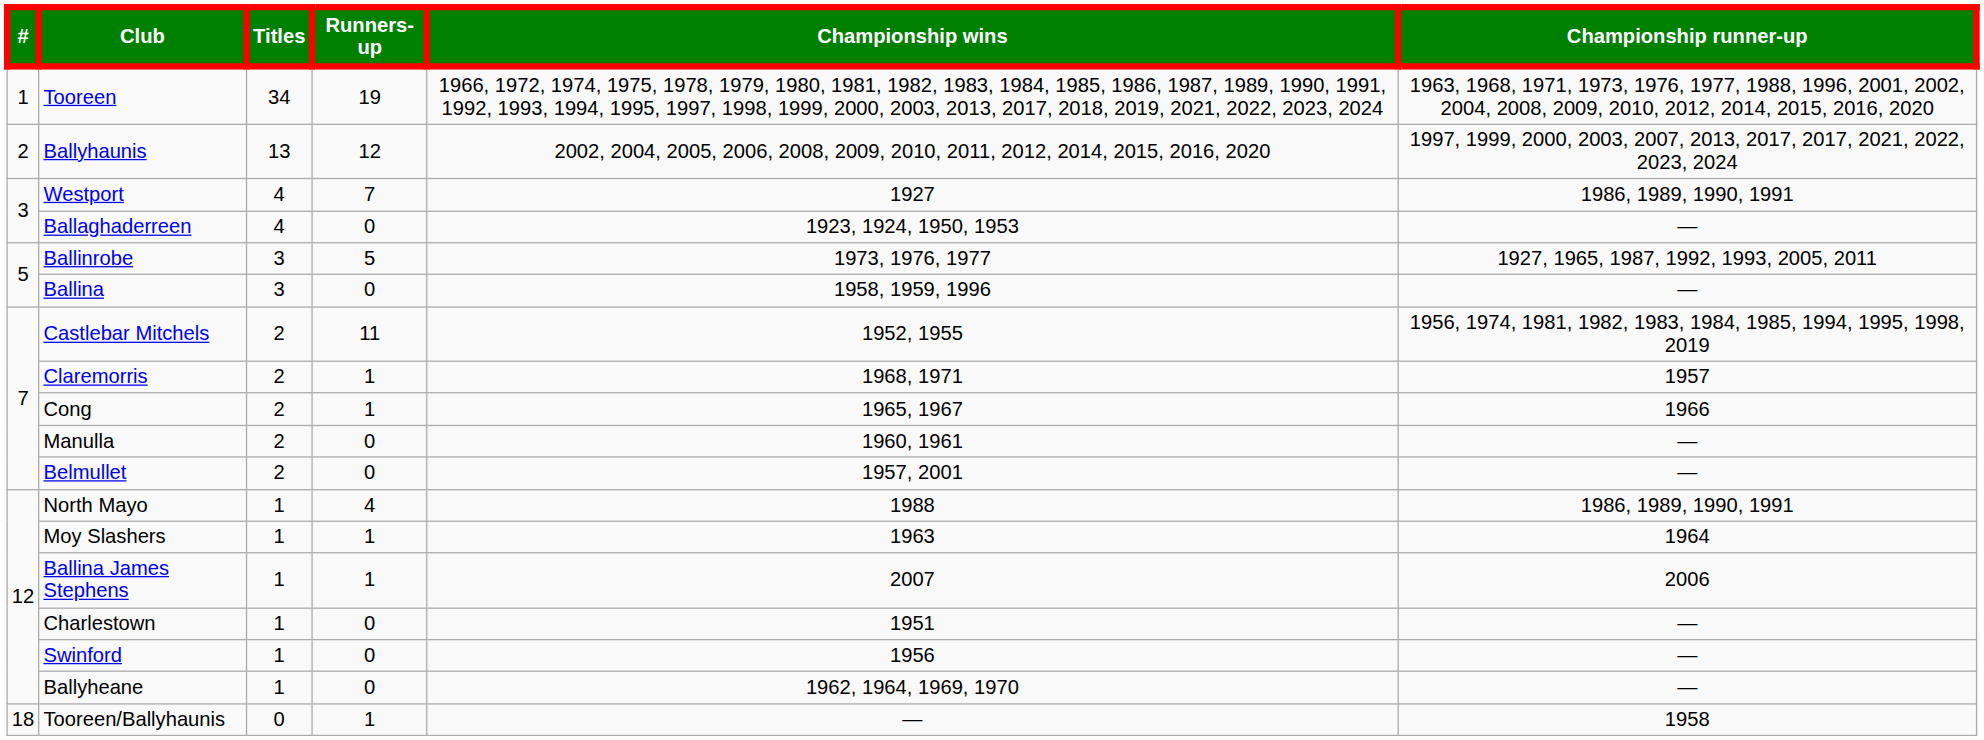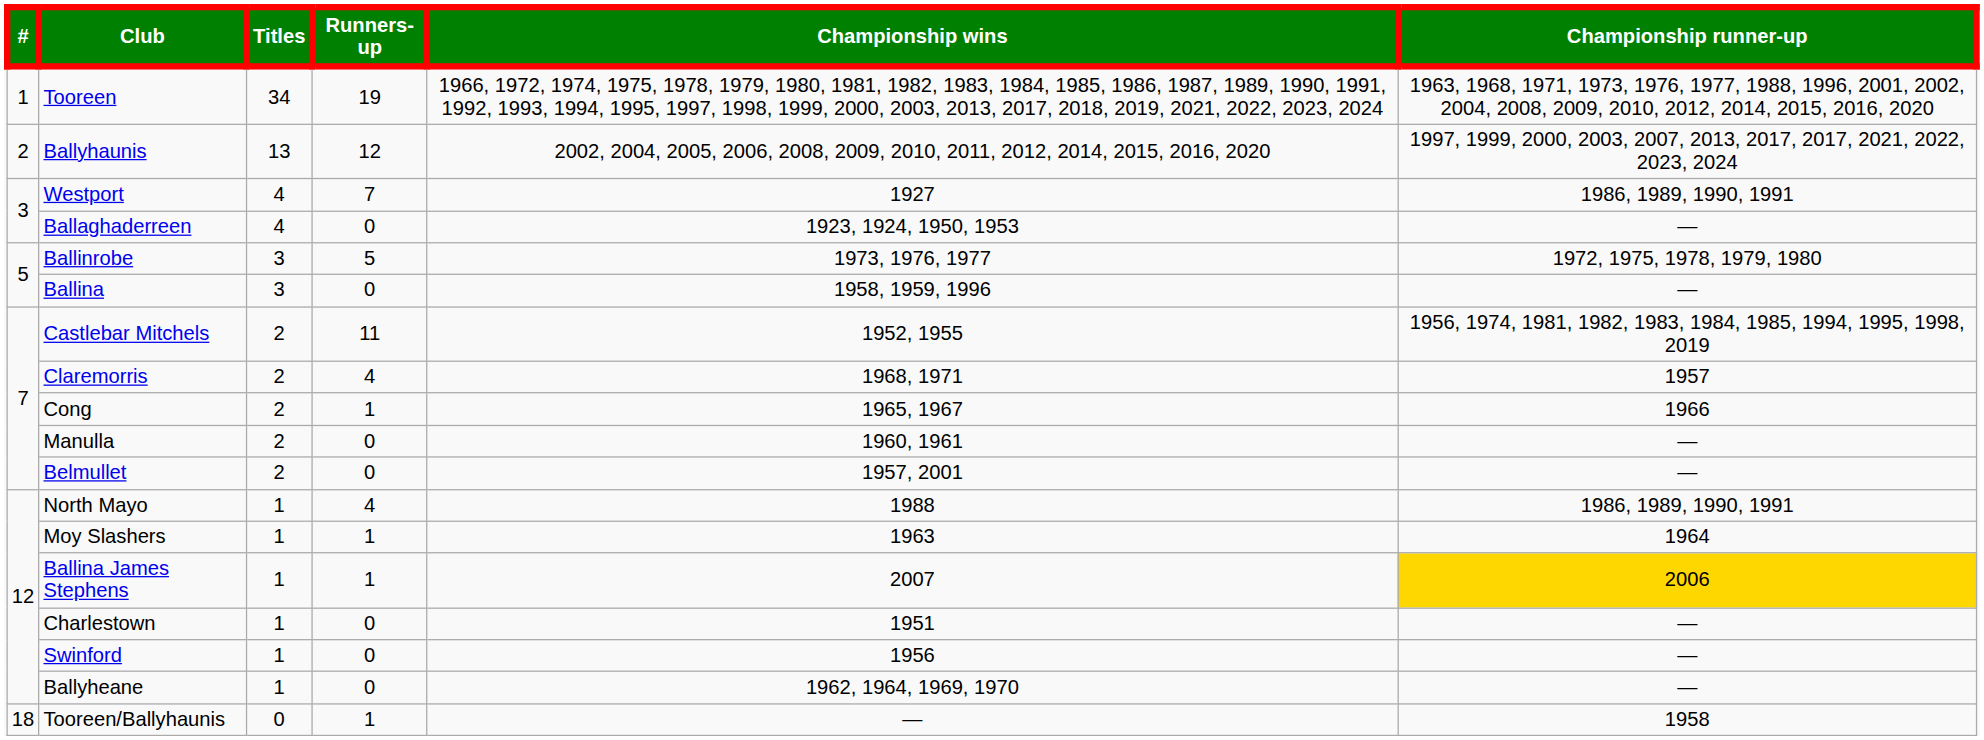(1687, 258) 1927, 1965, 1987, 1992, 1993, 2005, 2011 -> (1687, 258) 1972, 1975, 1978, 1979, 1980
(370, 377) 1 -> (370, 377) 4
(1687, 580) no background -> (1687, 580) gold background
